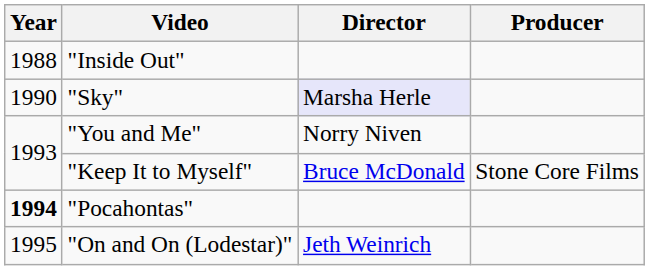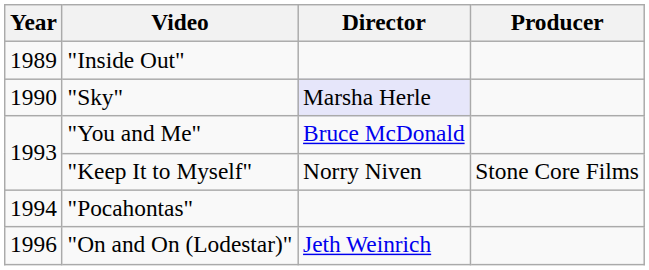(33, 60) 1988 -> (33, 60) 1989
(362, 134) Norry Niven -> (384, 134) Bruce McDonald
(384, 171) Bruce McDonald -> (362, 171) Norry Niven
(33, 208) bold -> (33, 208) normal
(33, 245) 1995 -> (33, 245) 1996
